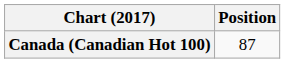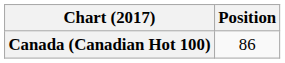(247, 44) 87 -> (247, 44) 86
